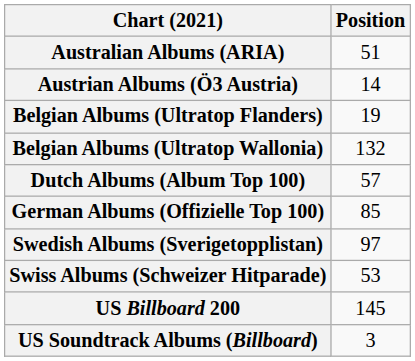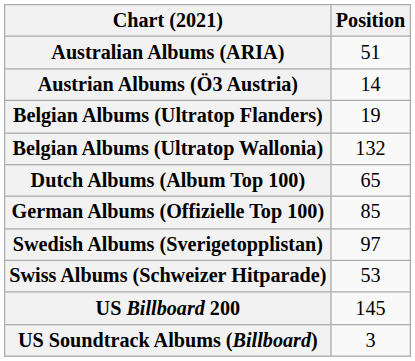(370, 180) 57 -> (370, 180) 65
